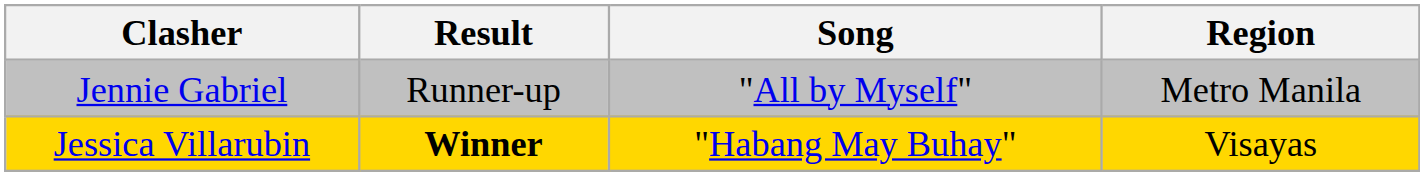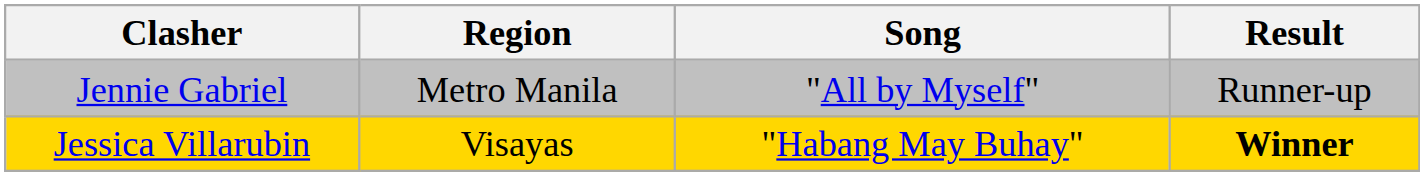columns swapped: (1261, 33) <-> (484, 33)
